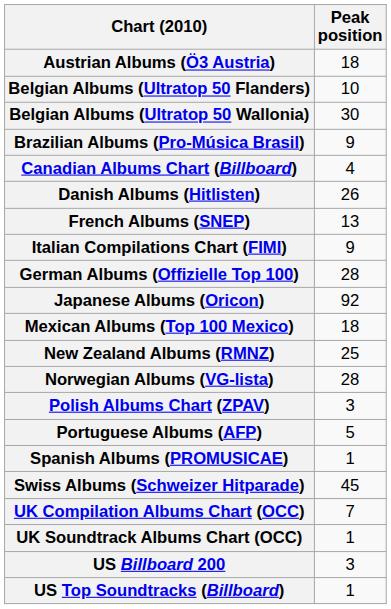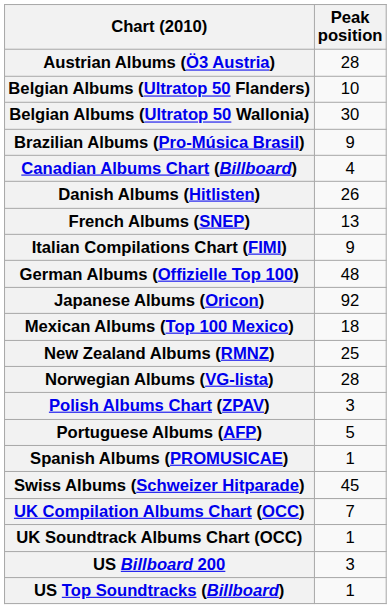(350, 62) 18 -> (350, 62) 28
(350, 273) 28 -> (350, 273) 48
